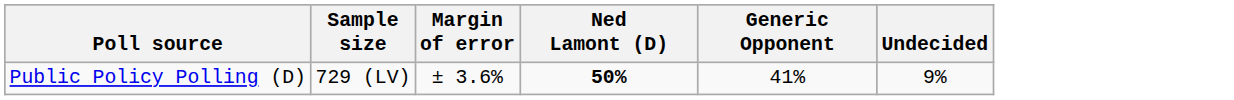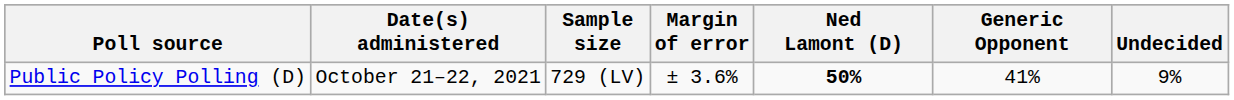+ column: (428, 33)
